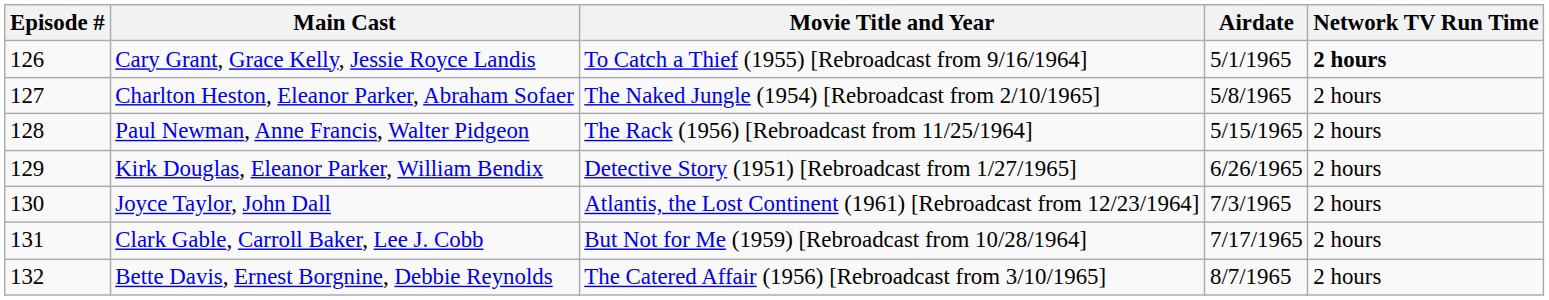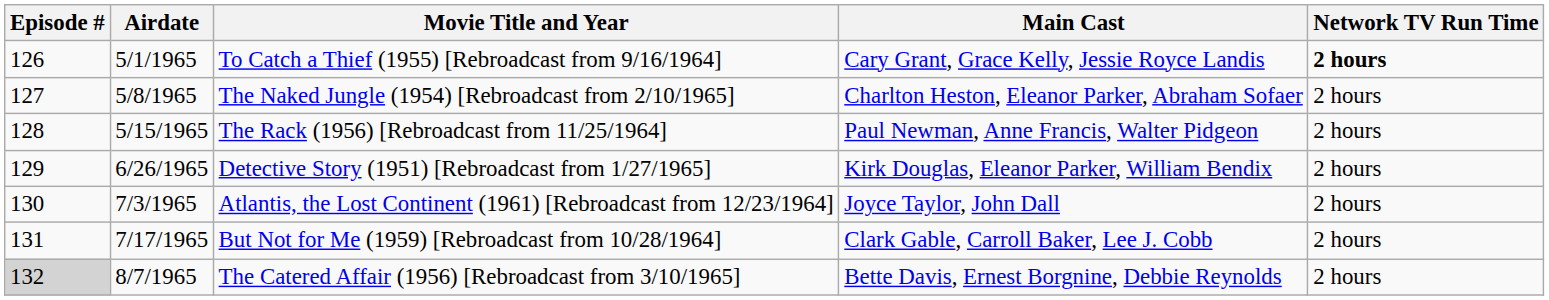columns swapped: (1256, 22) <-> (345, 22)
(27, 276) no background -> (27, 276) lightgrey background
